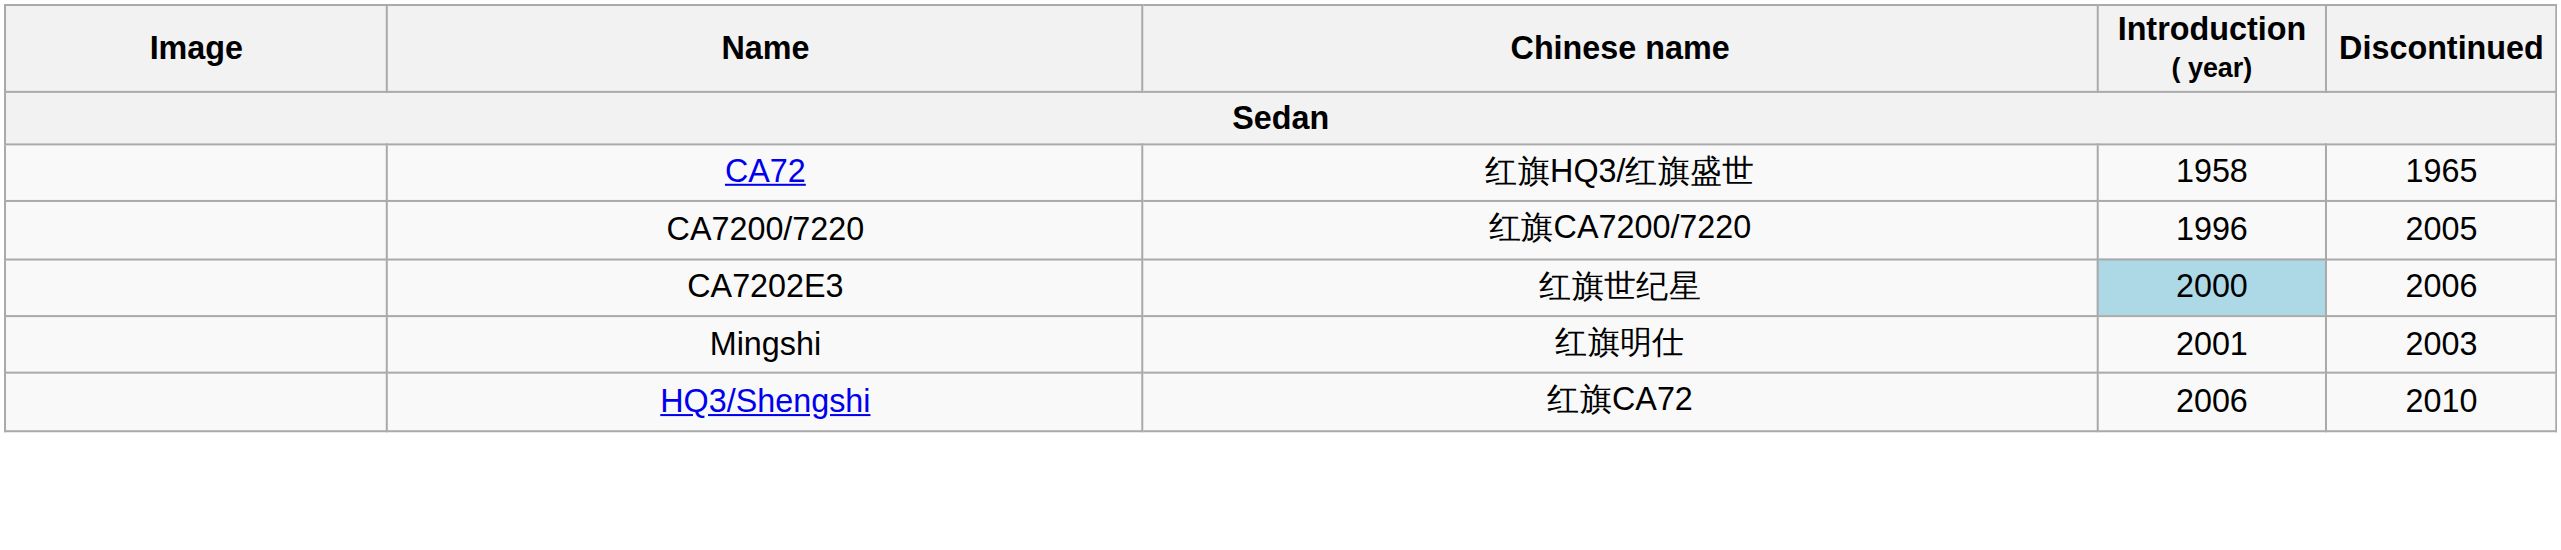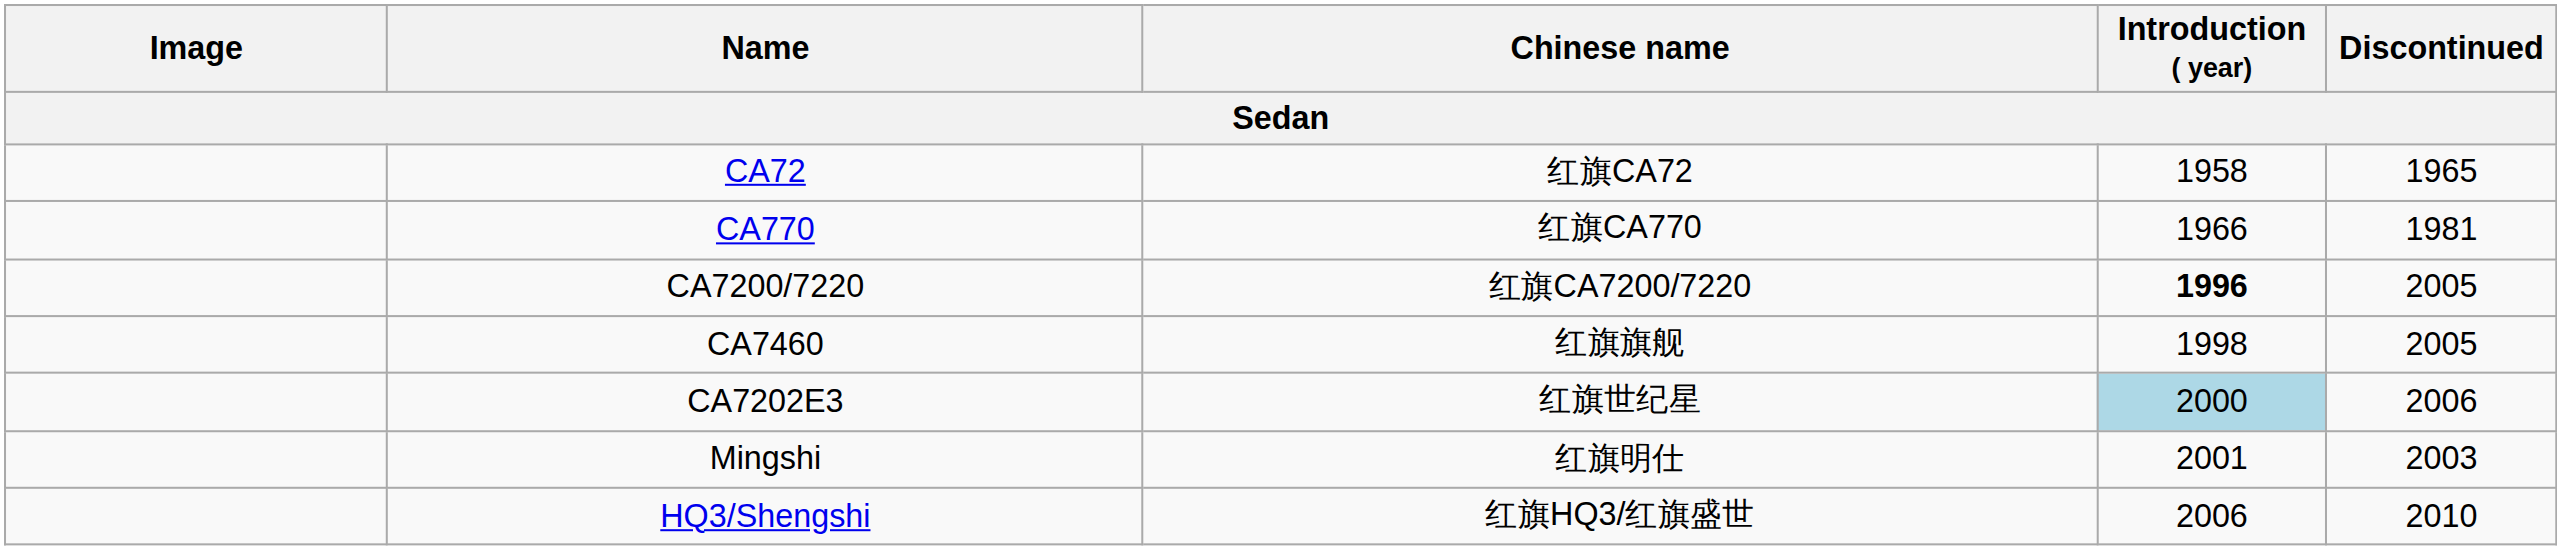(1620, 171) 红旗HQ3/红旗盛世 -> (1620, 171) 红旗CA72
+ row: (765, 229)
(2212, 229) normal -> (2212, 286) bold
+ row: (765, 343)
(1620, 400) 红旗CA72 -> (1620, 514) 红旗HQ3/红旗盛世
